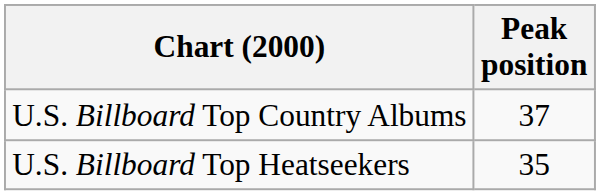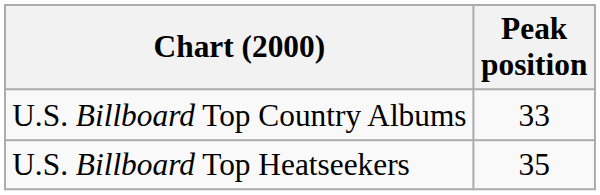(534, 114) 37 -> (534, 114) 33
